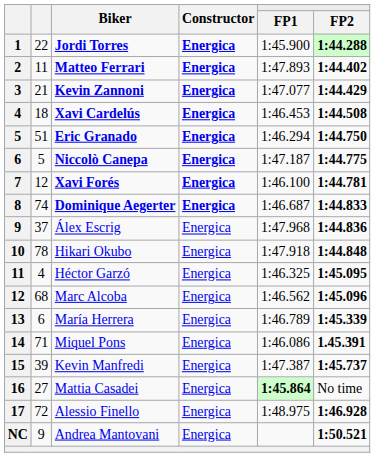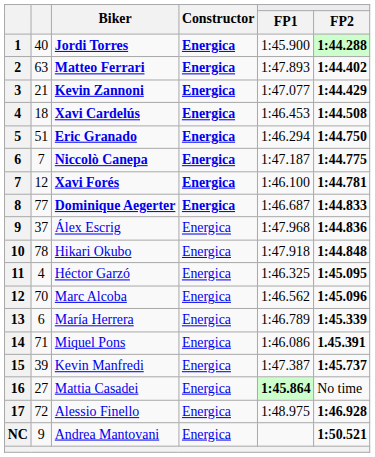(41, 44) 22 -> (41, 44) 40
(41, 67) 11 -> (41, 67) 63
(41, 159) 5 -> (41, 159) 7
(41, 205) 74 -> (41, 205) 77
(41, 296) 68 -> (41, 296) 70
